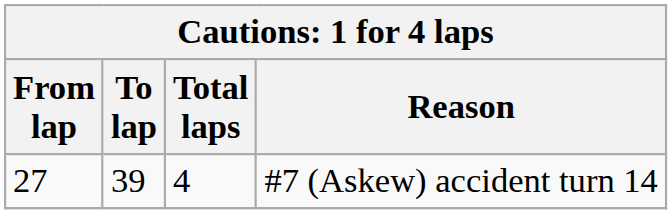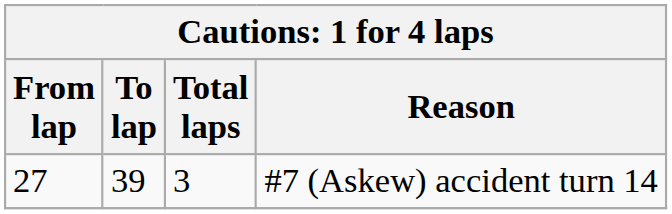(182, 180) 4 -> (182, 180) 3
